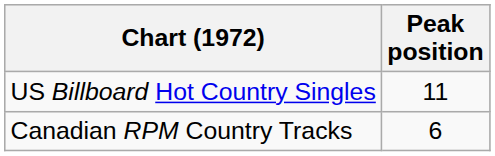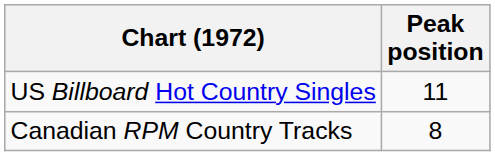(435, 130) 6 -> (435, 130) 8
